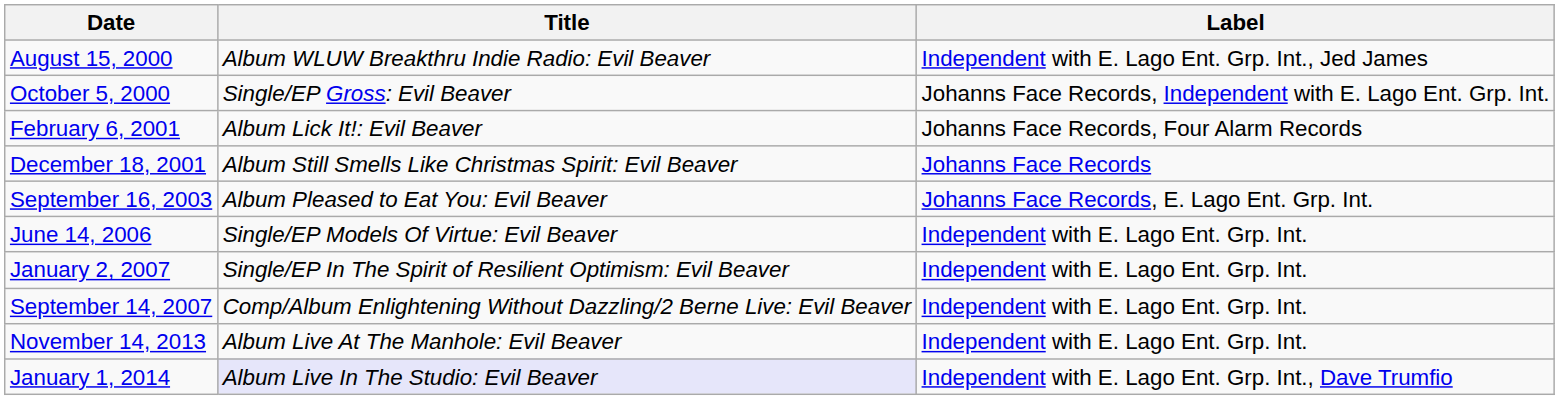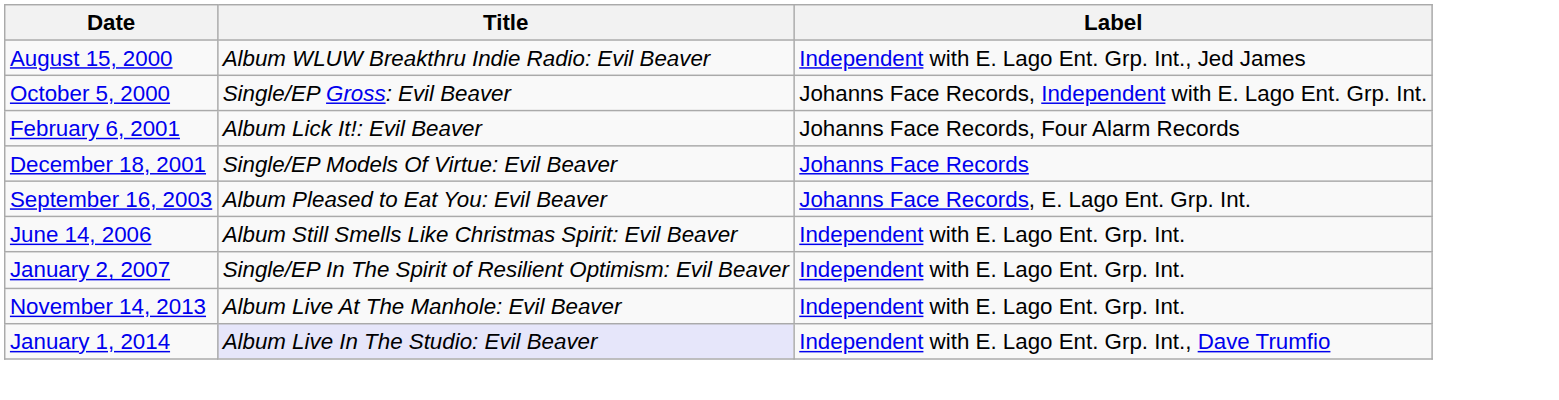(480, 164) Album Still Smells Like Christmas Spirit: Evil Beaver -> (420, 164) Single/EP Models Of Virtue: Evil Beaver
(420, 235) Single/EP Models Of Virtue: Evil Beaver -> (480, 235) Album Still Smells Like Christmas Spirit: Evil Beaver
- row: (111, 306)
